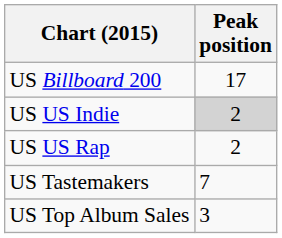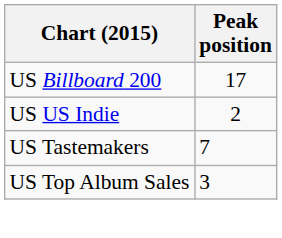(236, 113) lightgrey background -> (236, 113) no background
- row: (60, 147)
